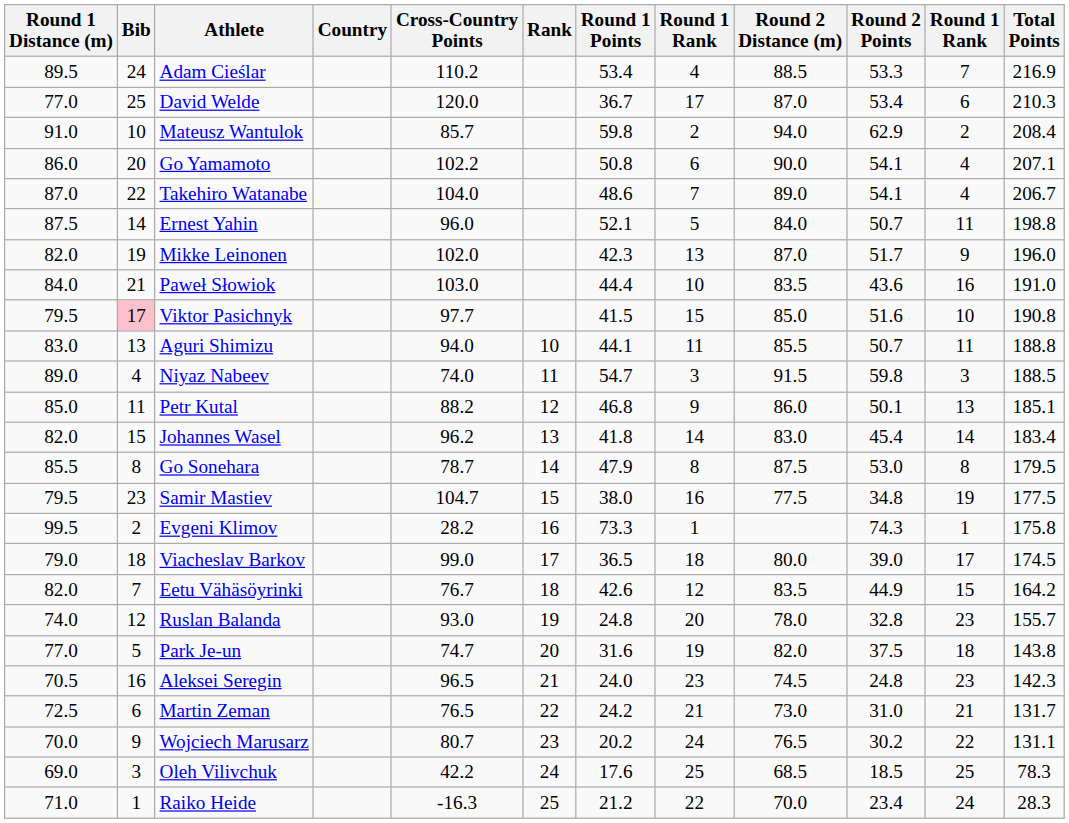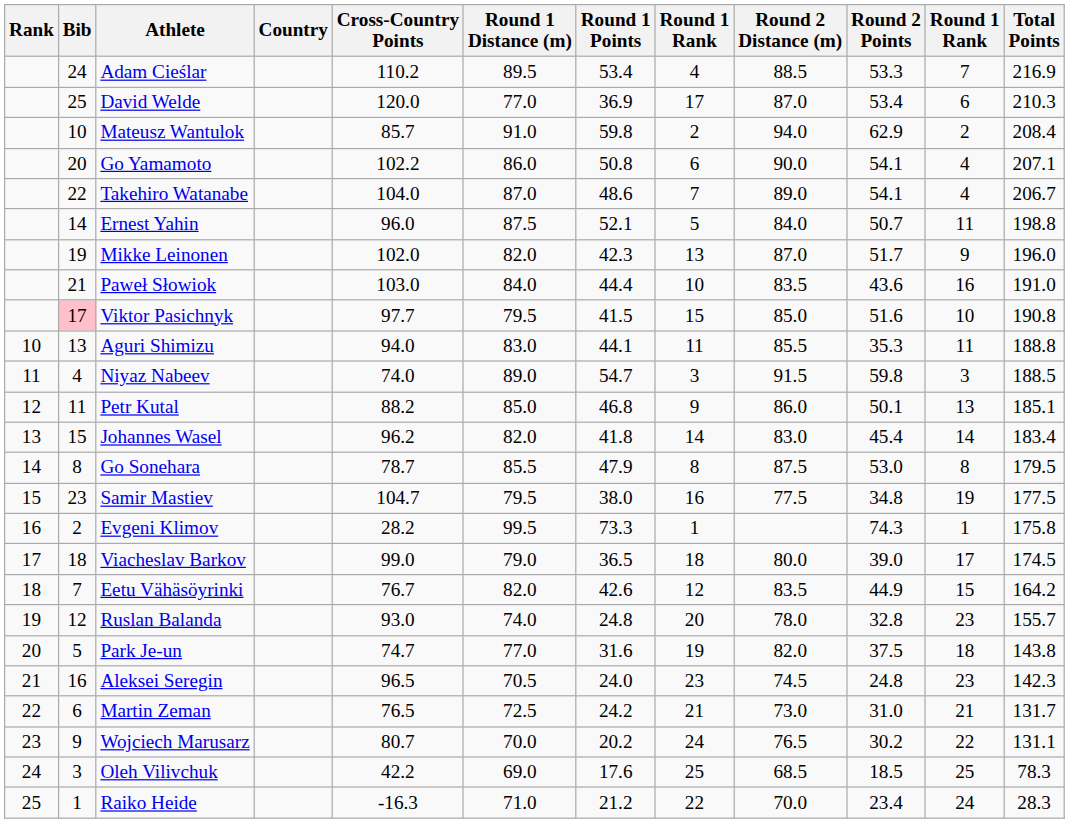columns swapped: (549, 30) <-> (61, 30)
(616, 102) 36.7 -> (616, 102) 36.9
(886, 345) 50.7 -> (886, 345) 35.3
